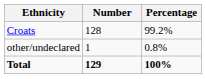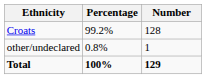columns swapped: (112, 13) <-> (172, 13)
